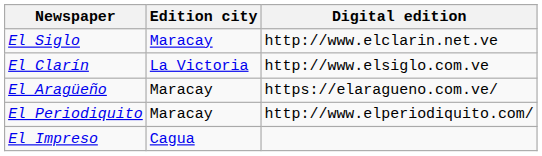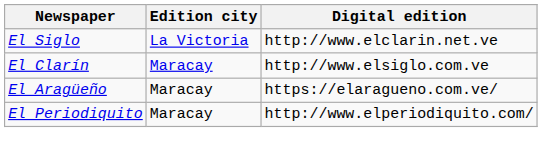(181, 41) Maracay -> (199, 41) La Victoria
(199, 65) La Victoria -> (181, 65) Maracay
- row: (53, 139)
